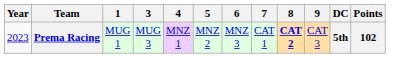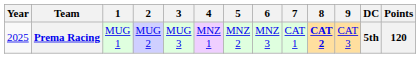+ column: (148, 13)
(18, 37) 2023 -> (18, 37) 2025
(368, 37) 102 -> (399, 37) 120
